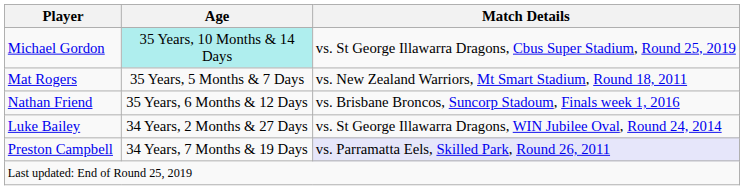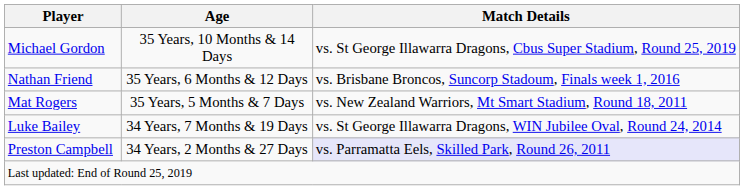(217, 47) paleturquoise background -> (217, 47) no background
rows swapped: (50, 102) <-> (42, 79)
(217, 126) 34 Years, 2 Months & 27 Days -> (217, 126) 34 Years, 7 Months & 19 Days
(217, 149) 34 Years, 7 Months & 19 Days -> (217, 149) 34 Years, 2 Months & 27 Days
